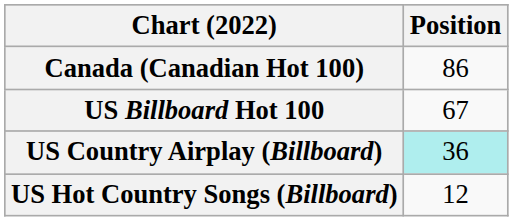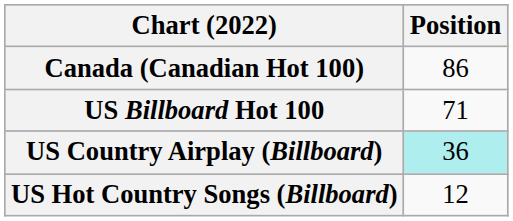(456, 109) 67 -> (456, 109) 71
